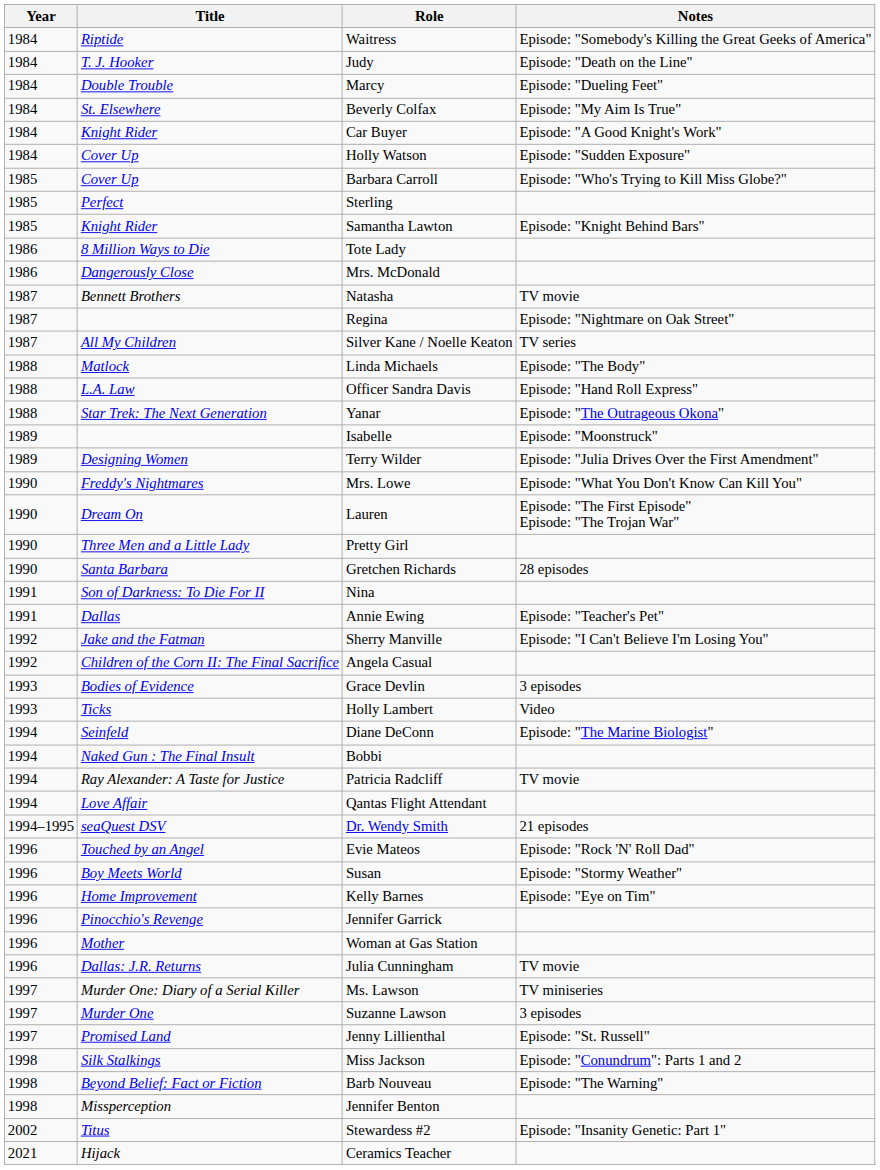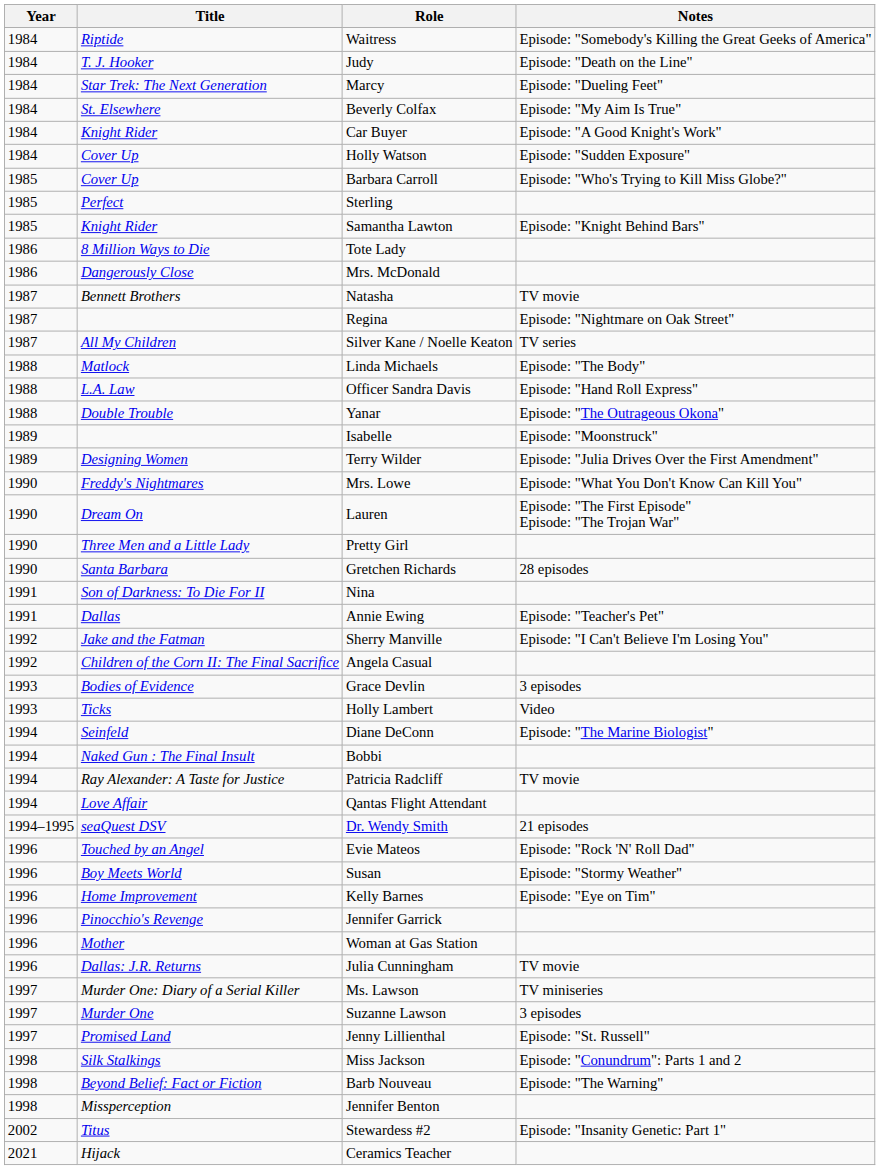(127, 86) Double Trouble -> (174, 86) Star Trek: The Next Generation
(174, 413) Star Trek: The Next Generation -> (127, 413) Double Trouble
